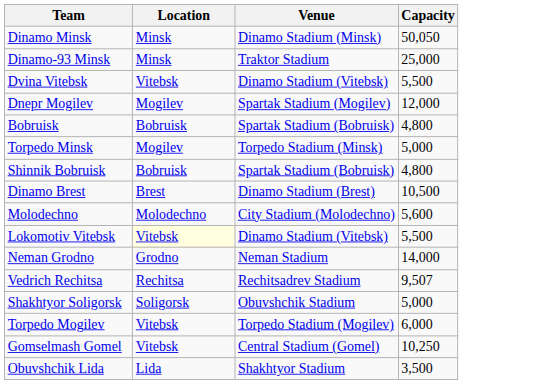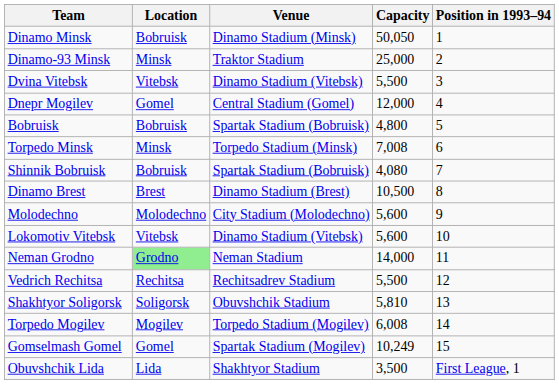+ column: (493, 15)
(154, 37) Minsk -> (161, 37) Bobruisk
(159, 103) Mogilev -> (155, 103) Gomel
(314, 103) Spartak Stadium (Mogilev) -> (283, 103) Central Stadium (Gomel)
(159, 147) Mogilev -> (154, 147) Minsk
(417, 147) 5,000 -> (392, 147) 7,008
(417, 170) 4,800 -> (392, 170) 4,080
(157, 236) lightyellow background -> (157, 236) no background
(417, 236) 5,500 -> (392, 236) 5,600
(157, 258) no background -> (157, 258) lightgreen background
(417, 280) 9,507 -> (392, 280) 5,500
(417, 302) 5,000 -> (392, 302) 5,810
(157, 324) Vitebsk -> (159, 324) Mogilev
(417, 324) 6,000 -> (392, 324) 6,008
(157, 346) Vitebsk -> (155, 346) Gomel
(309, 346) Central Stadium (Gomel) -> (289, 346) Spartak Stadium (Mogilev)
(421, 346) 10,250 -> (395, 346) 10,249
